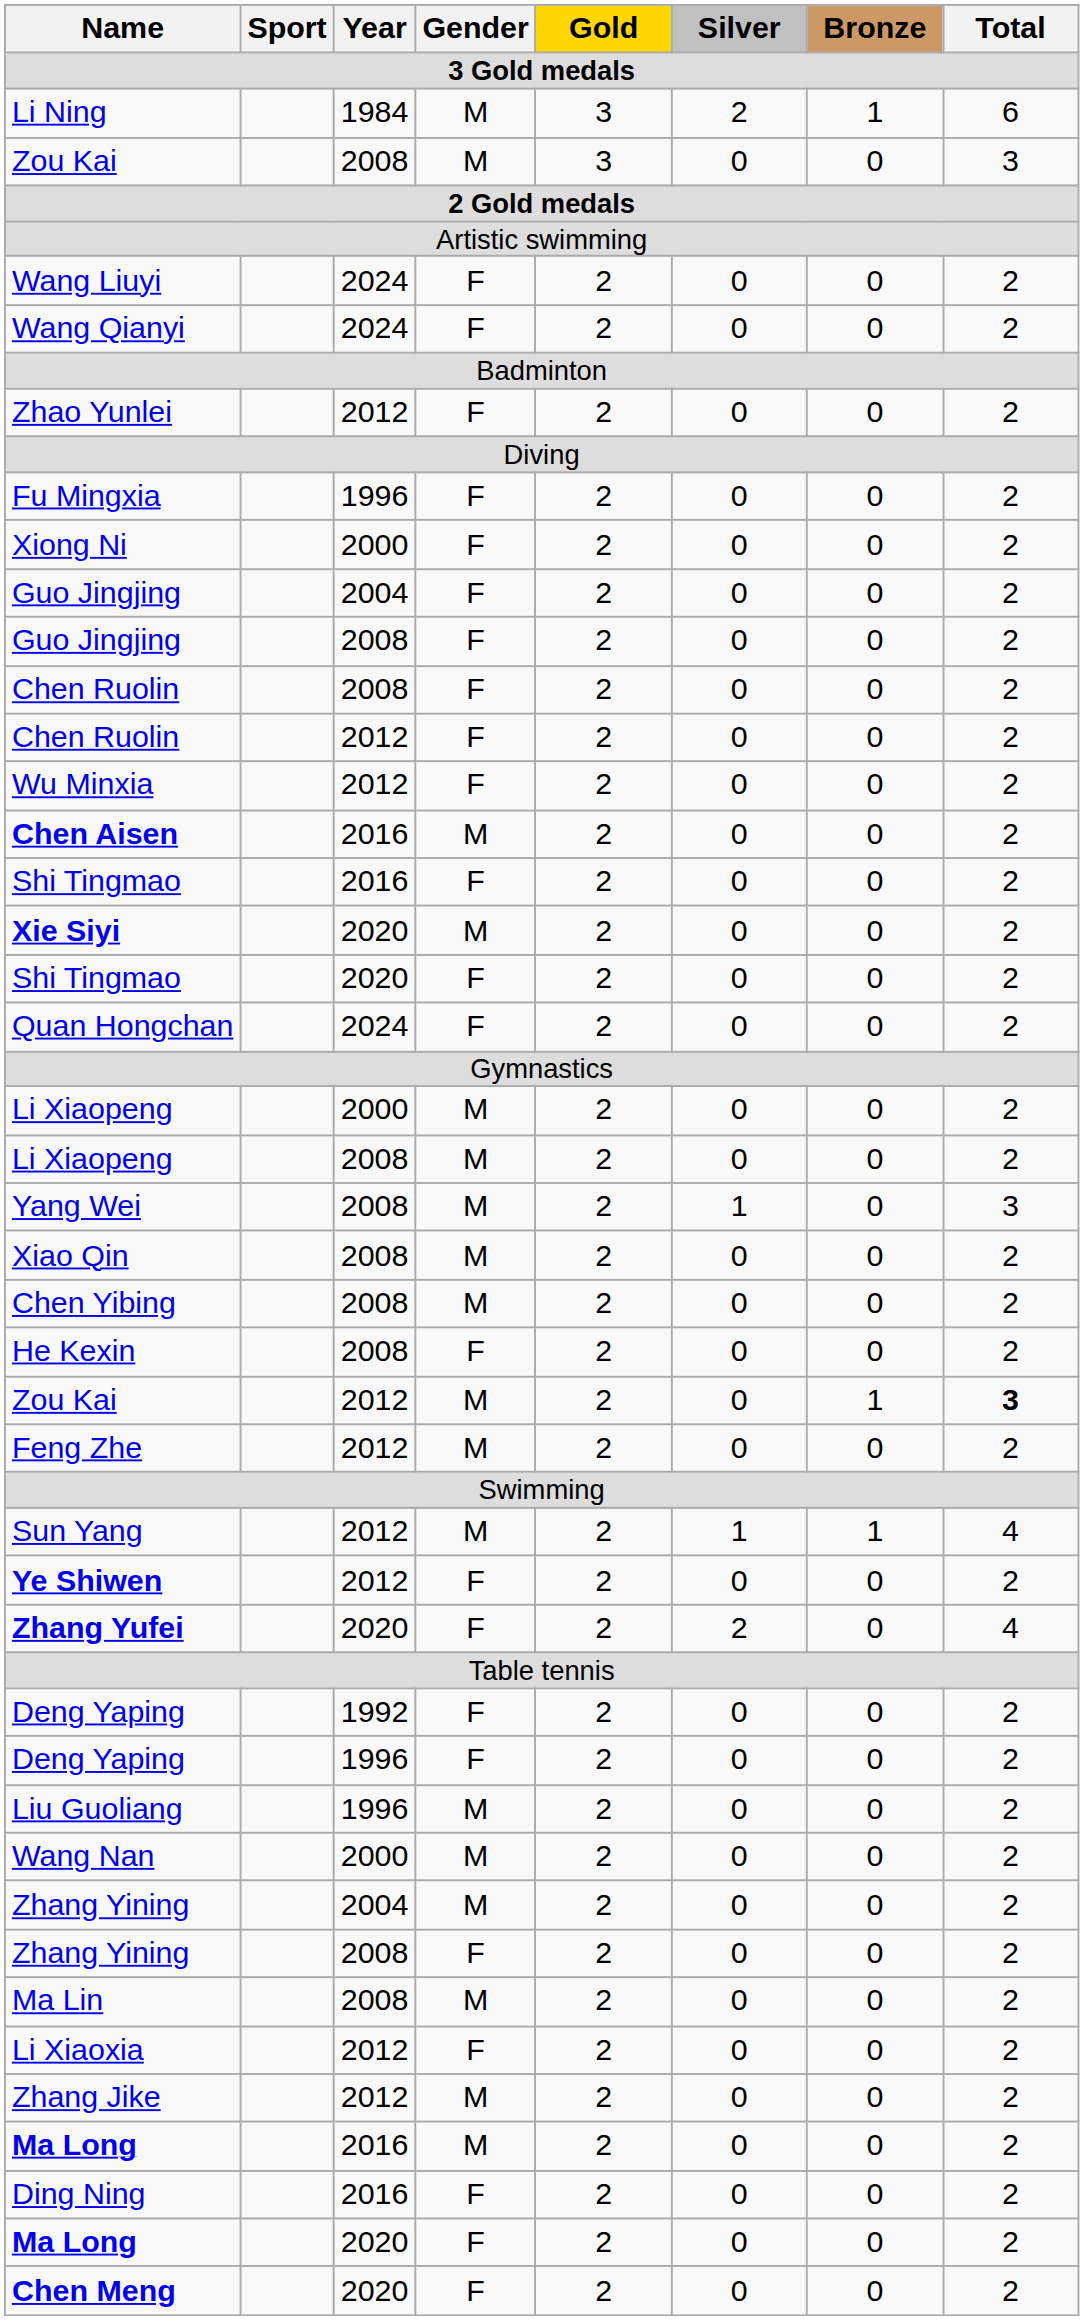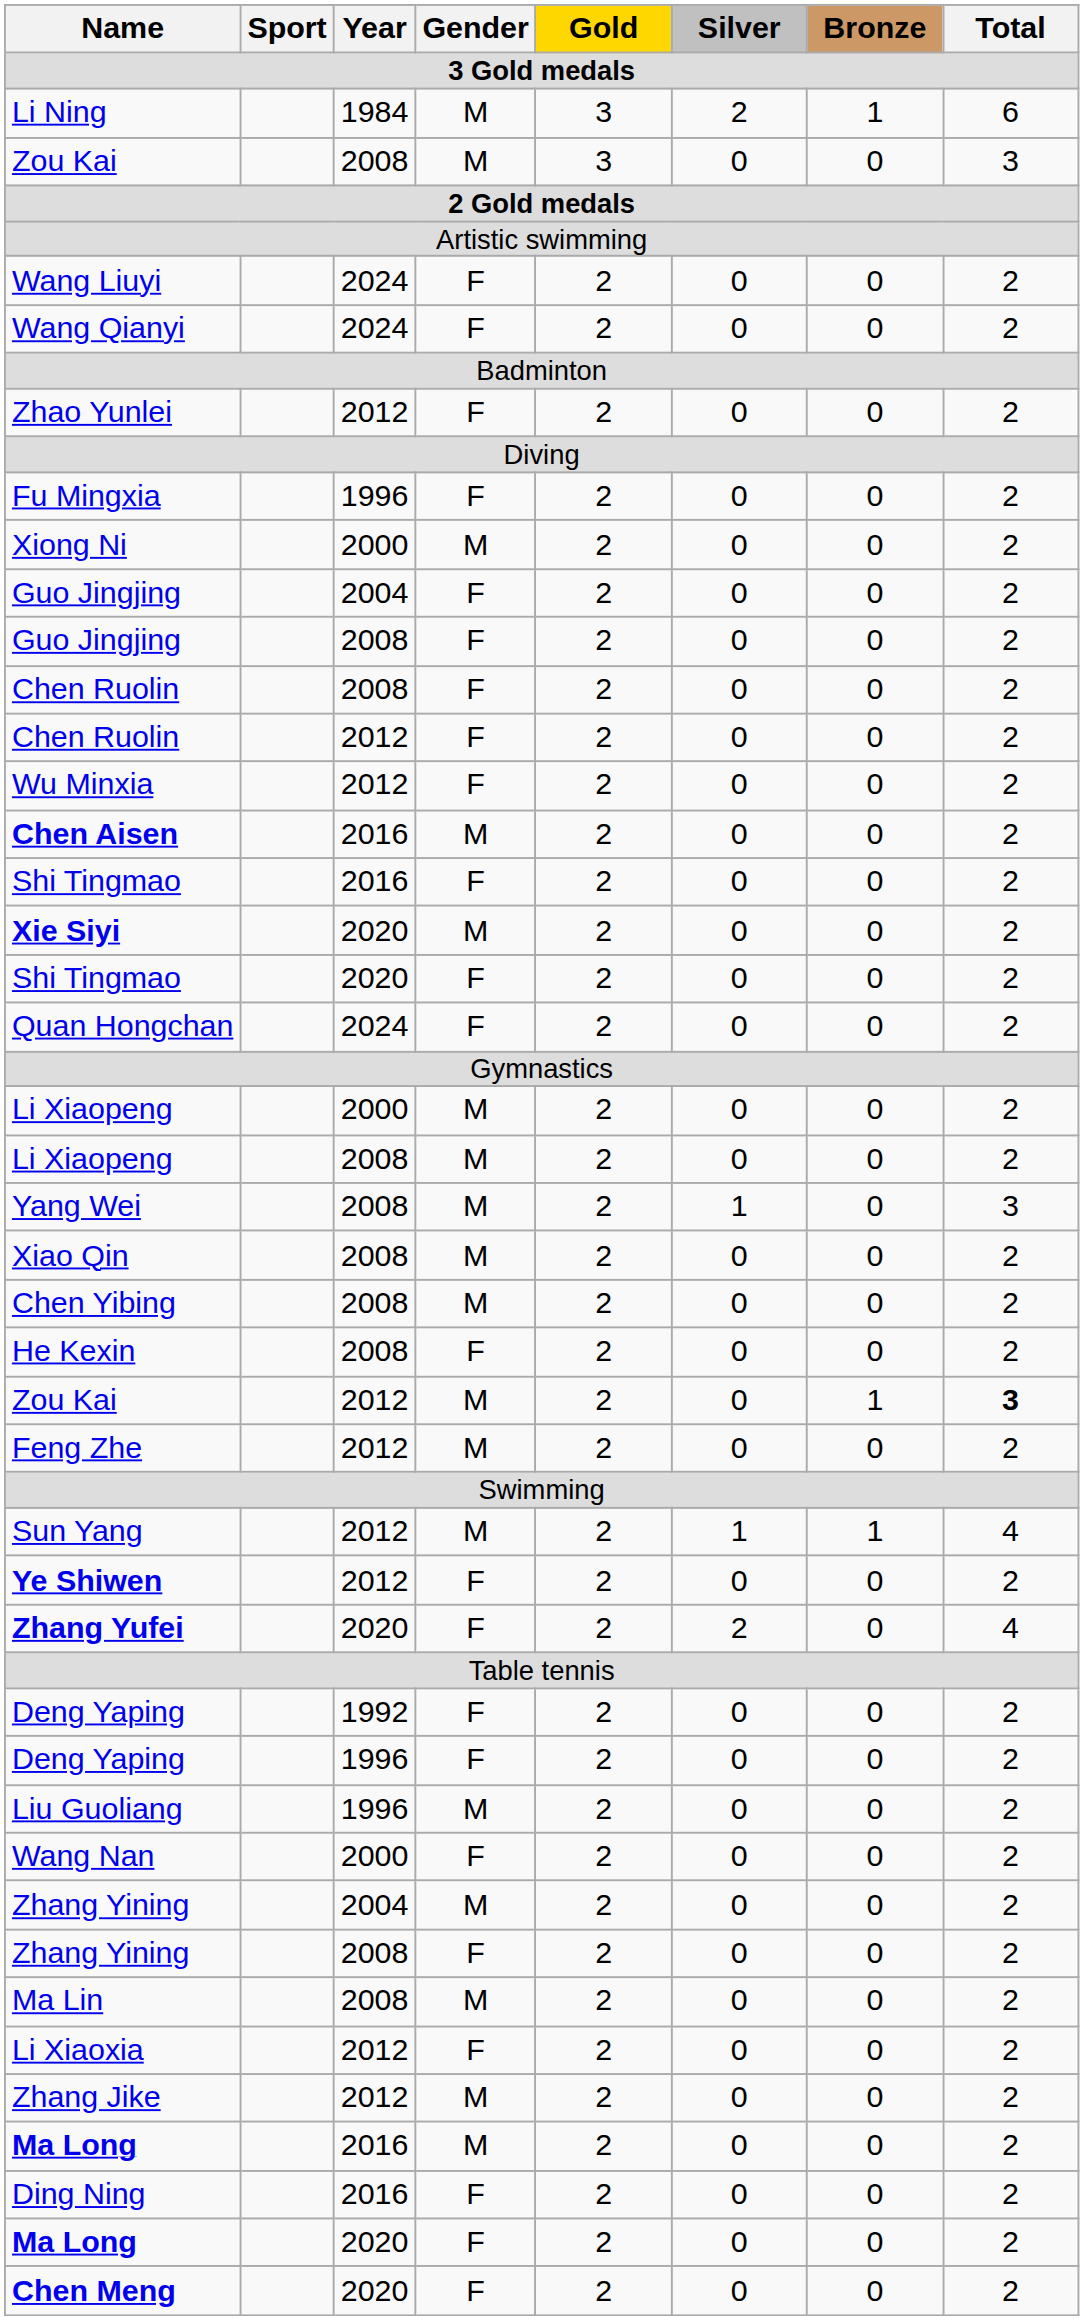(476, 544) F -> (476, 544) M
(476, 1856) M -> (476, 1856) F
